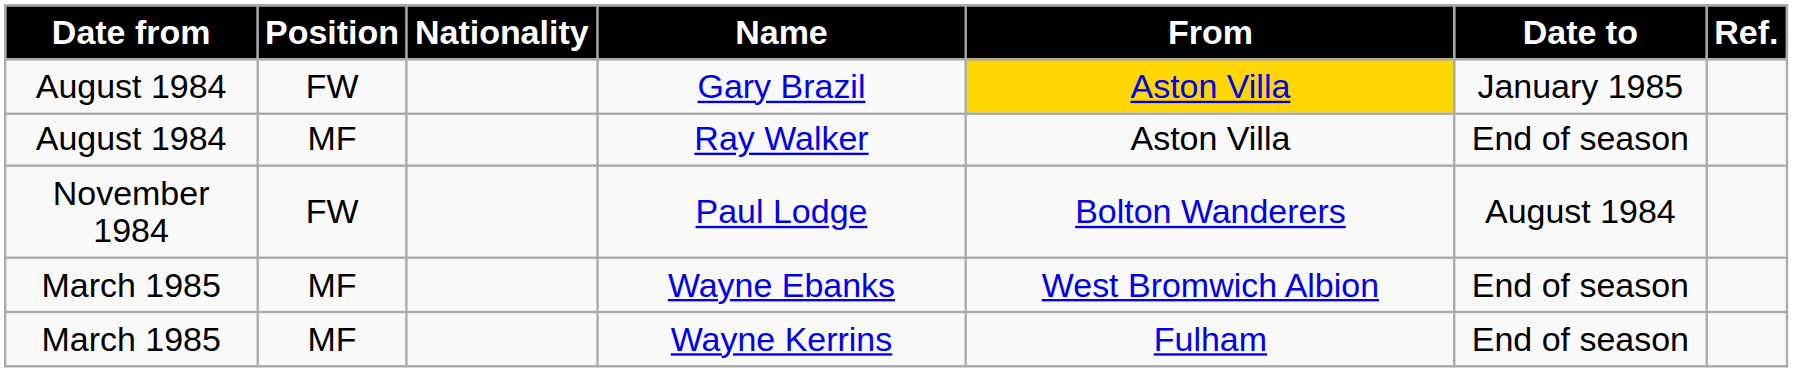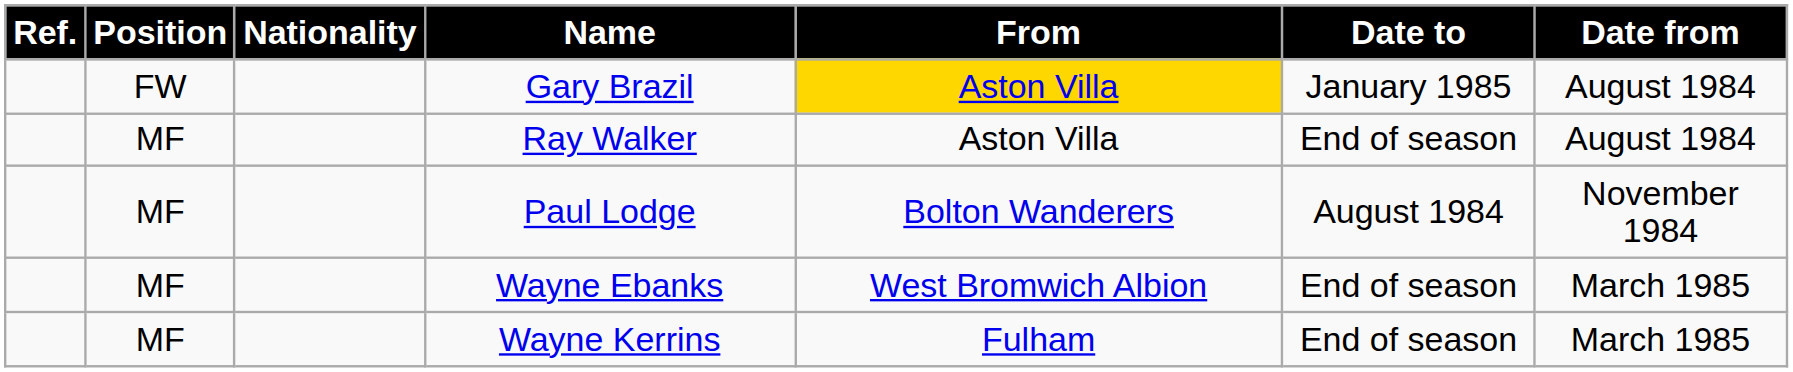columns swapped: (131, 32) <-> (1746, 32)
(332, 212) FW -> (160, 212) MF
